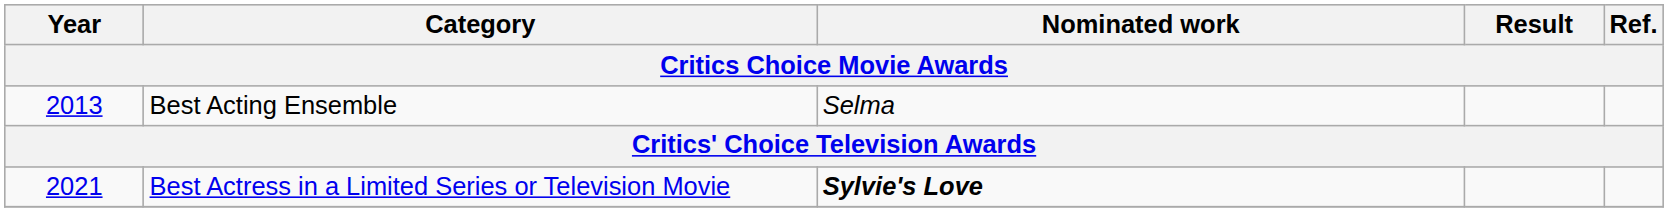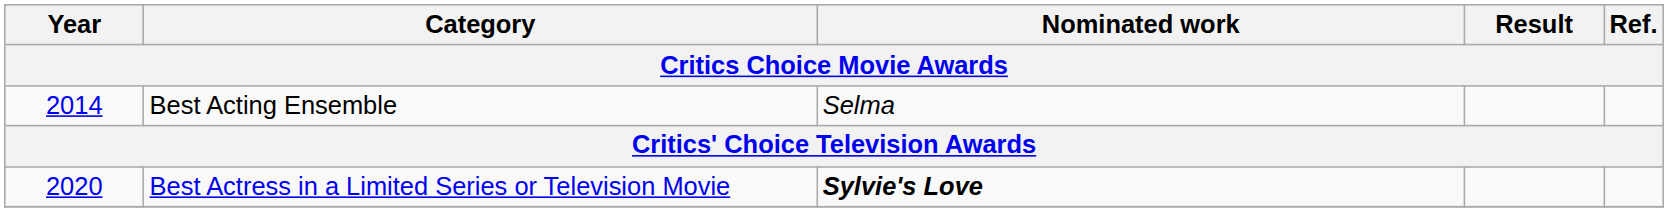(74, 105) 2013 -> (74, 105) 2014
(74, 186) 2021 -> (74, 186) 2020
